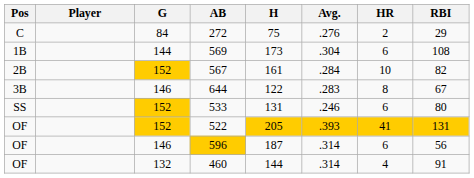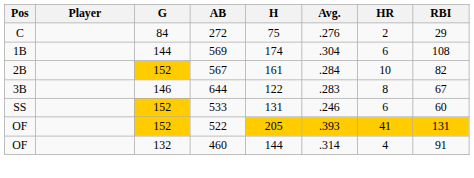(274, 51) 173 -> (274, 51) 174
(441, 107) 80 -> (441, 107) 60
- row: (218, 145)
